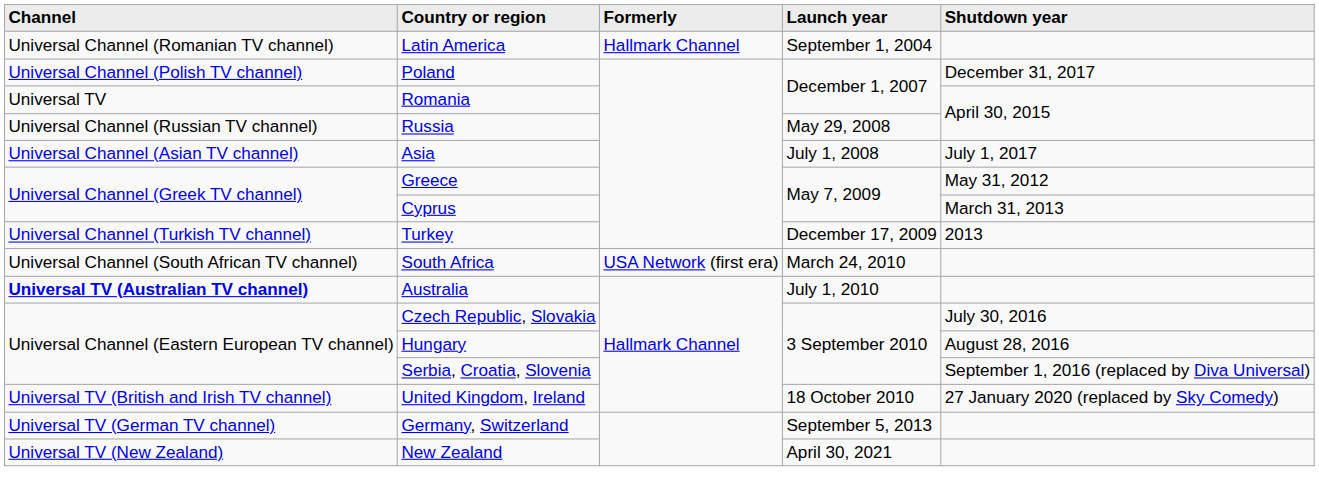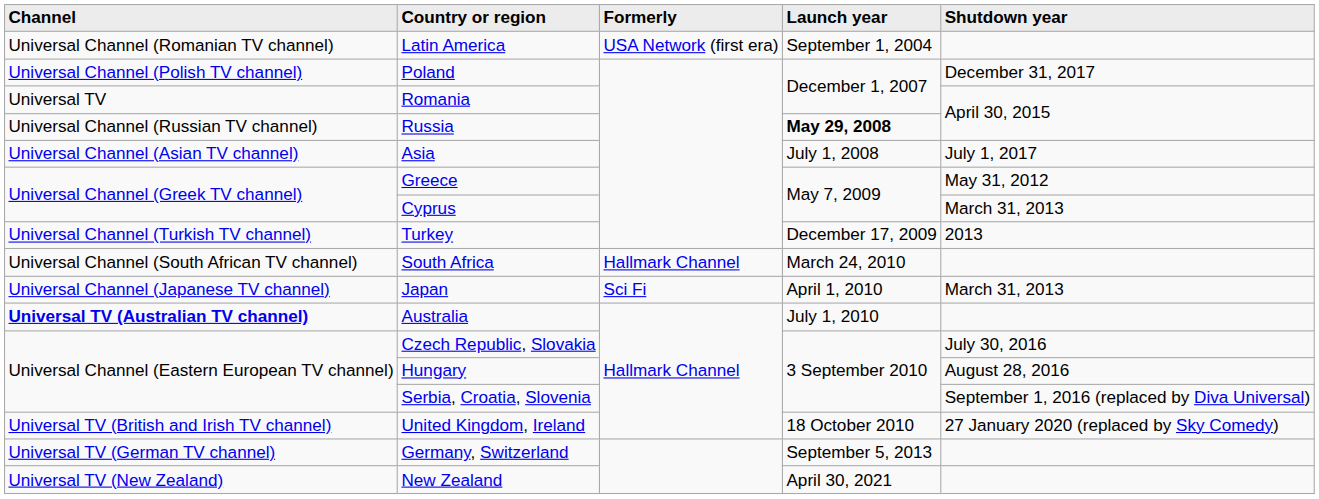(672, 45) Hallmark Channel -> (691, 45) USA Network (first era)
(838, 126) normal -> (839, 126) bold
(691, 262) USA Network (first era) -> (672, 262) Hallmark Channel
+ row: (425, 289)
